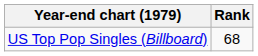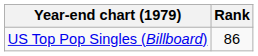(232, 39) 68 -> (232, 39) 86
